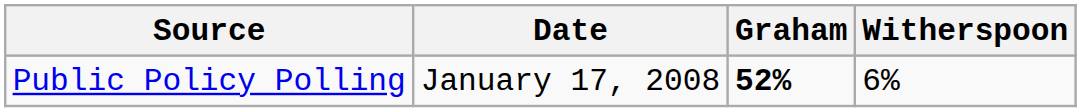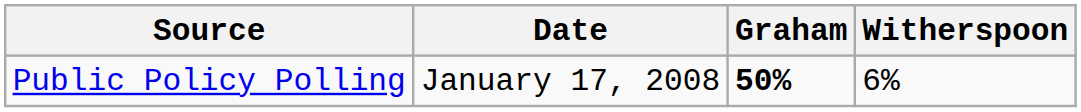(763, 81) 52% -> (763, 81) 50%
